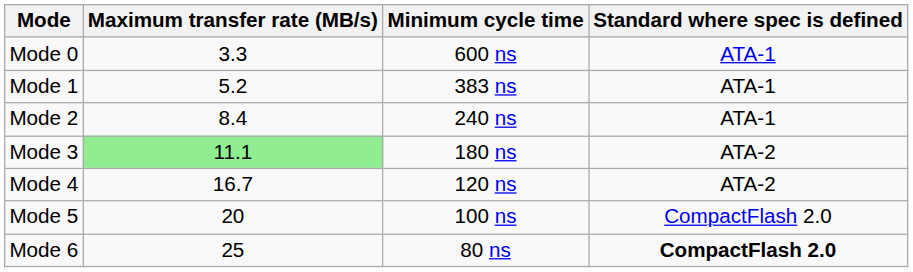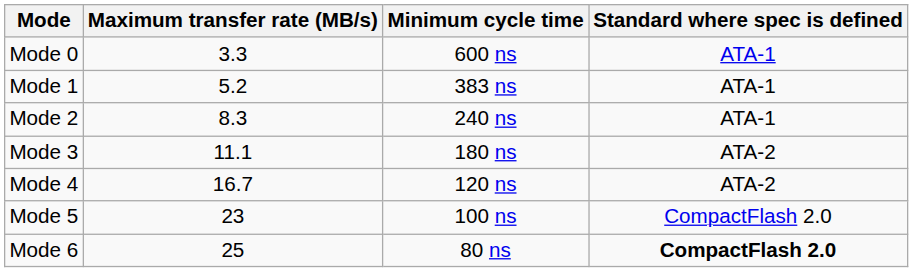(233, 119) 8.4 -> (233, 119) 8.3
(233, 151) lightgreen background -> (233, 151) no background
(233, 217) 20 -> (233, 217) 23
